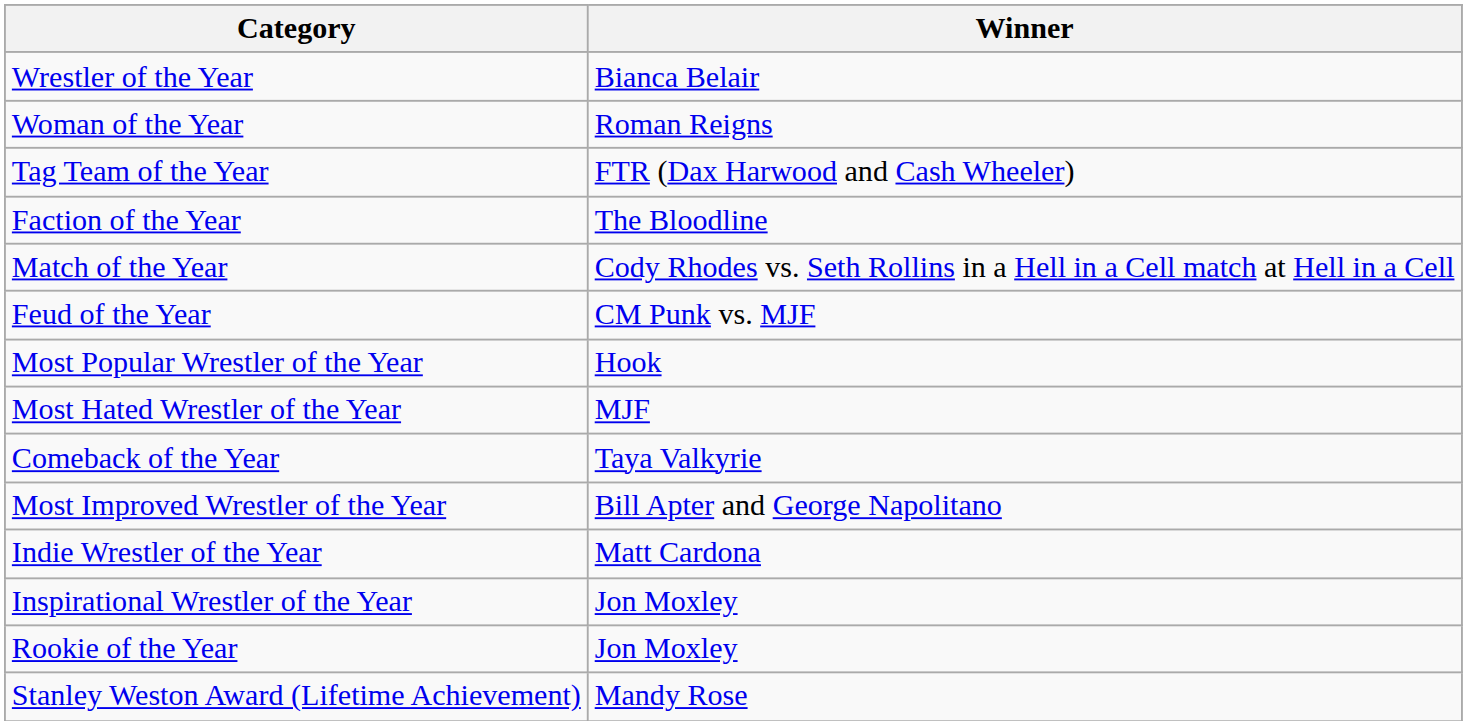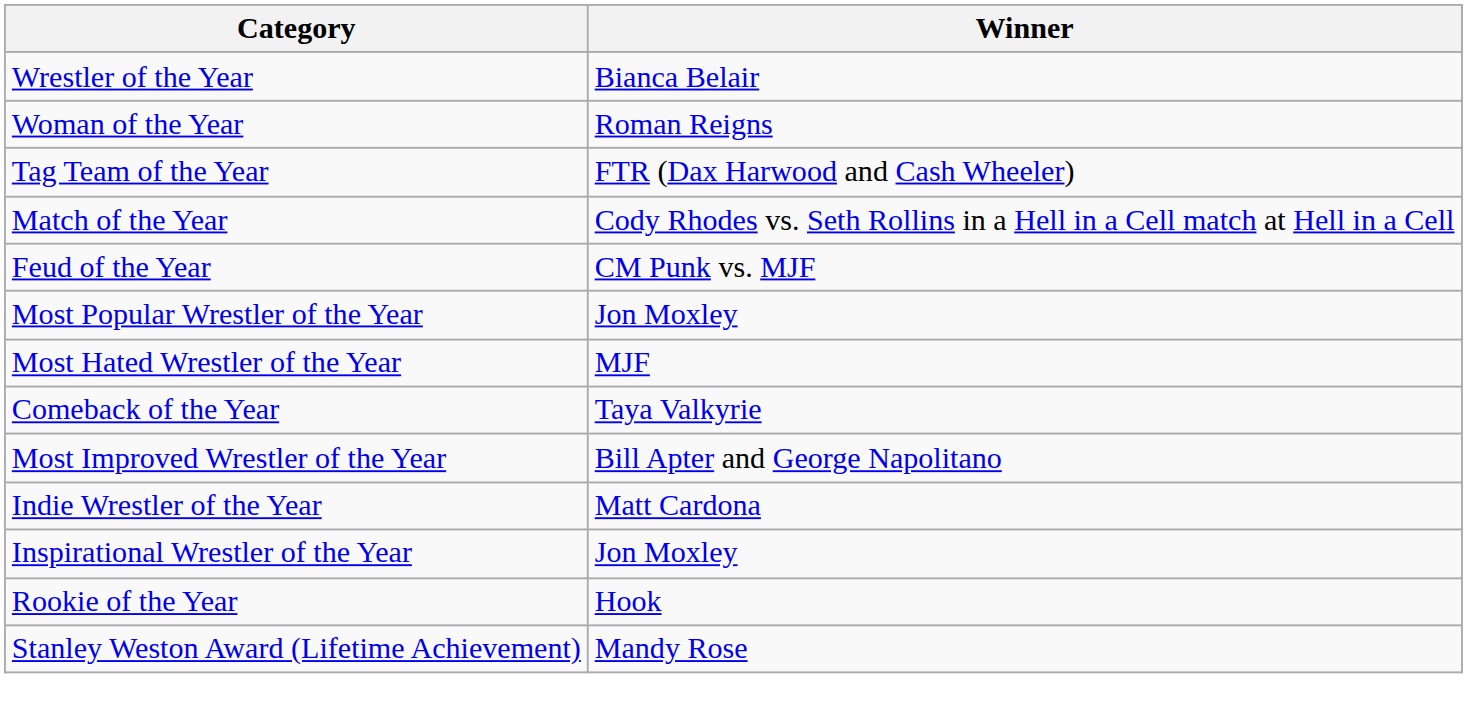- row: (126, 219)
(628, 362) Hook -> (666, 314) Jon Moxley
(666, 648) Jon Moxley -> (628, 600) Hook
